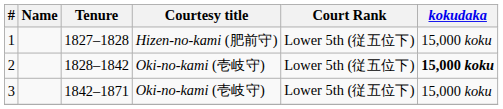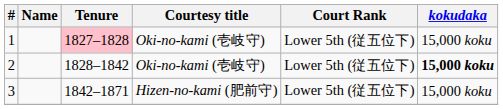(97, 40) no background -> (97, 40) pink background
(207, 39) Hizen-no-kami (肥前守) -> (200, 39) Oki-no-kami (壱岐守)
(200, 90) Oki-no-kami (壱岐守) -> (207, 90) Hizen-no-kami (肥前守)
